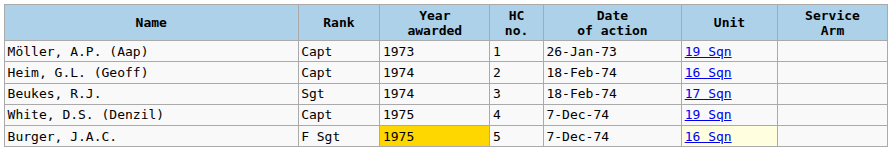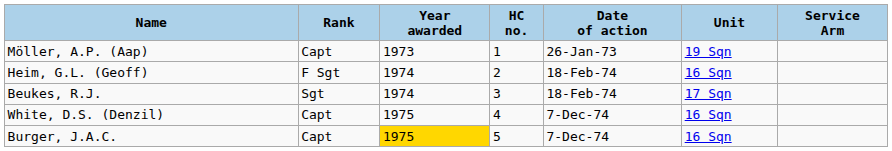(317, 72) Capt -> (321, 72) F Sgt
(708, 115) 19 Sqn -> (708, 115) 16 Sqn
(321, 136) F Sgt -> (317, 136) Capt
(708, 136) lightyellow background -> (708, 136) no background
